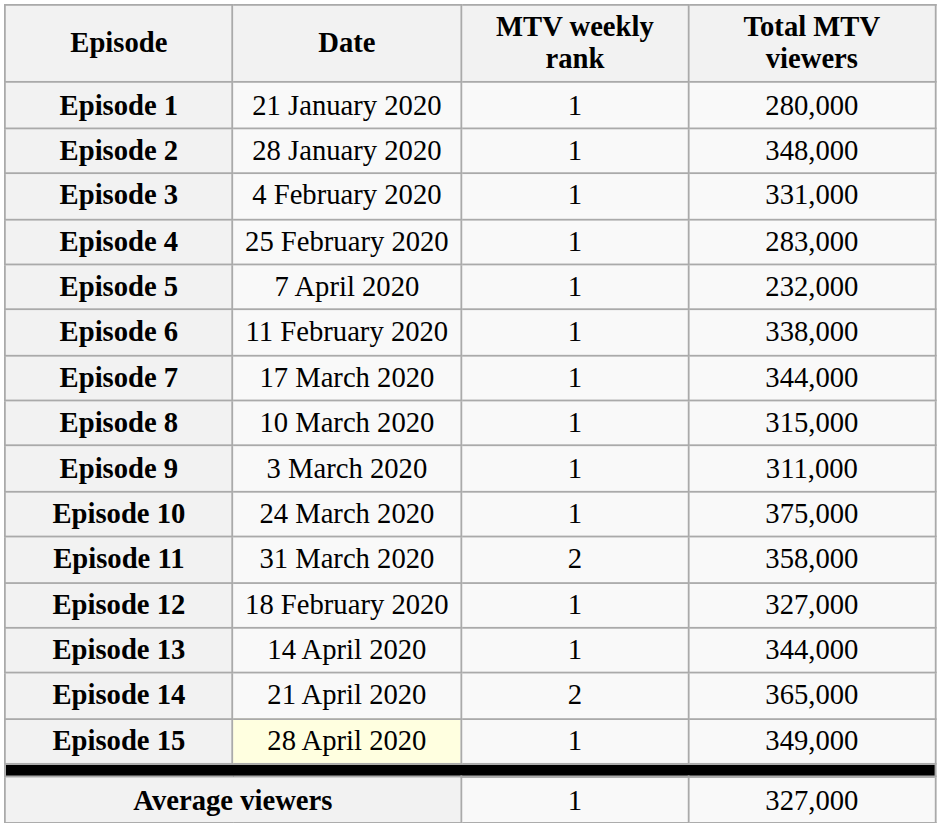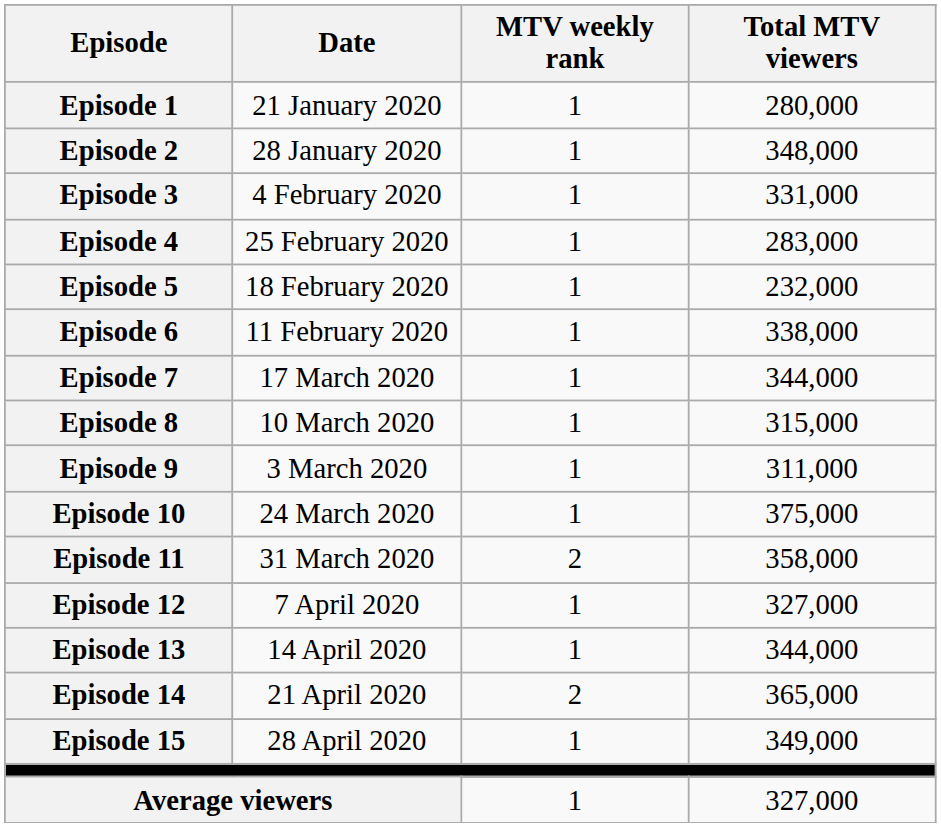(347, 286) 7 April 2020 -> (347, 286) 18 February 2020
(347, 604) 18 February 2020 -> (347, 604) 7 April 2020
(347, 740) lightyellow background -> (347, 740) no background
